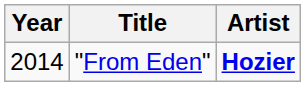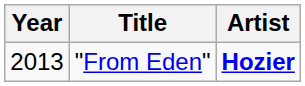(37, 61) 2014 -> (37, 61) 2013
